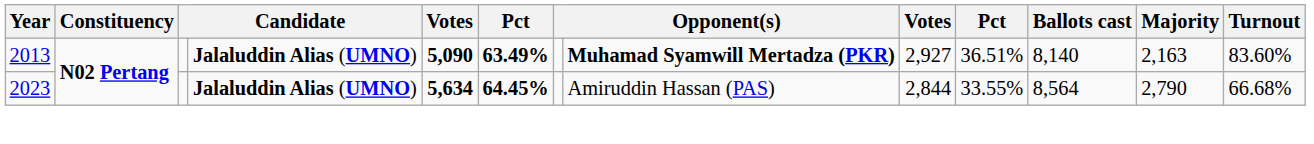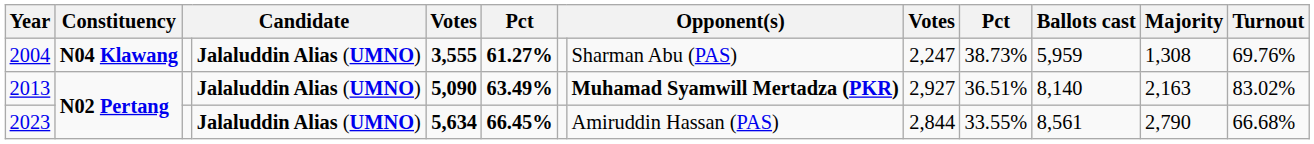+ row: (30, 54)
(1260, 54) 83.60% -> (1264, 88) 83.02%
(516, 88) 64.45% -> (520, 122) 66.45%
(1056, 88) 8,564 -> (1060, 122) 8,561
